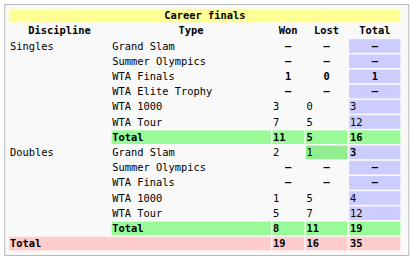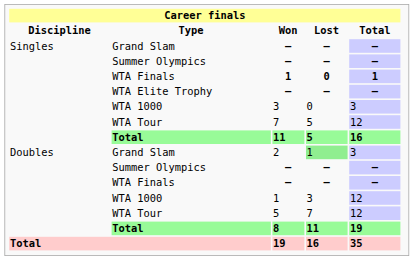(353, 152) bold -> (353, 152) normal
(310, 198) 5 -> (310, 198) 3
(353, 198) 4 -> (356, 198) 12
